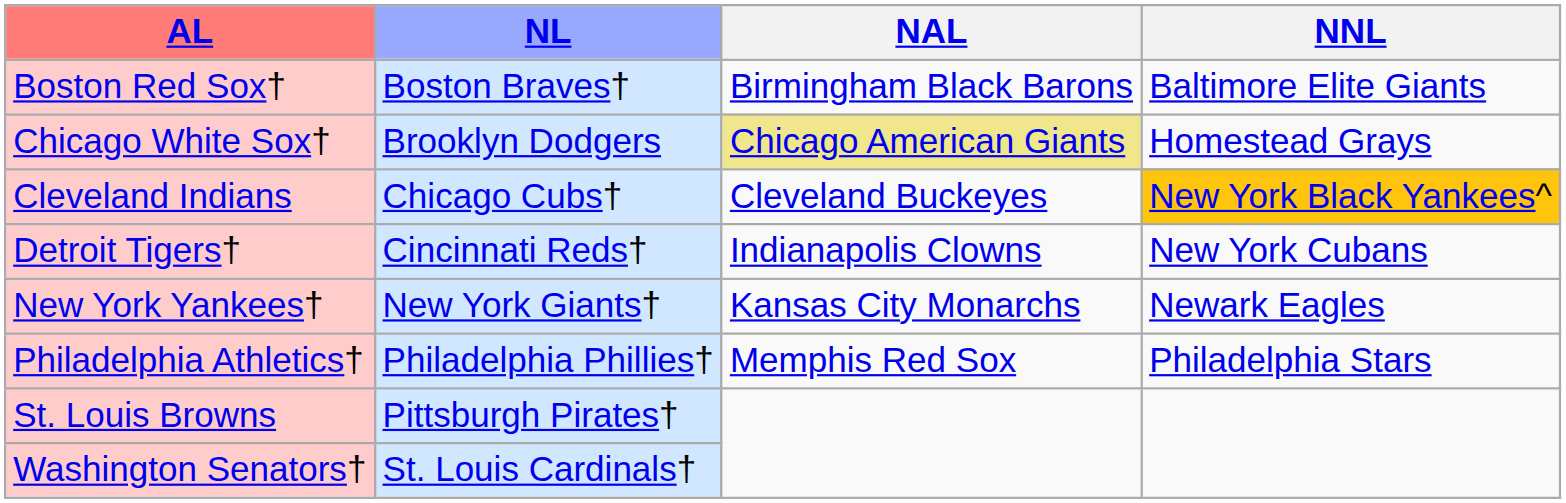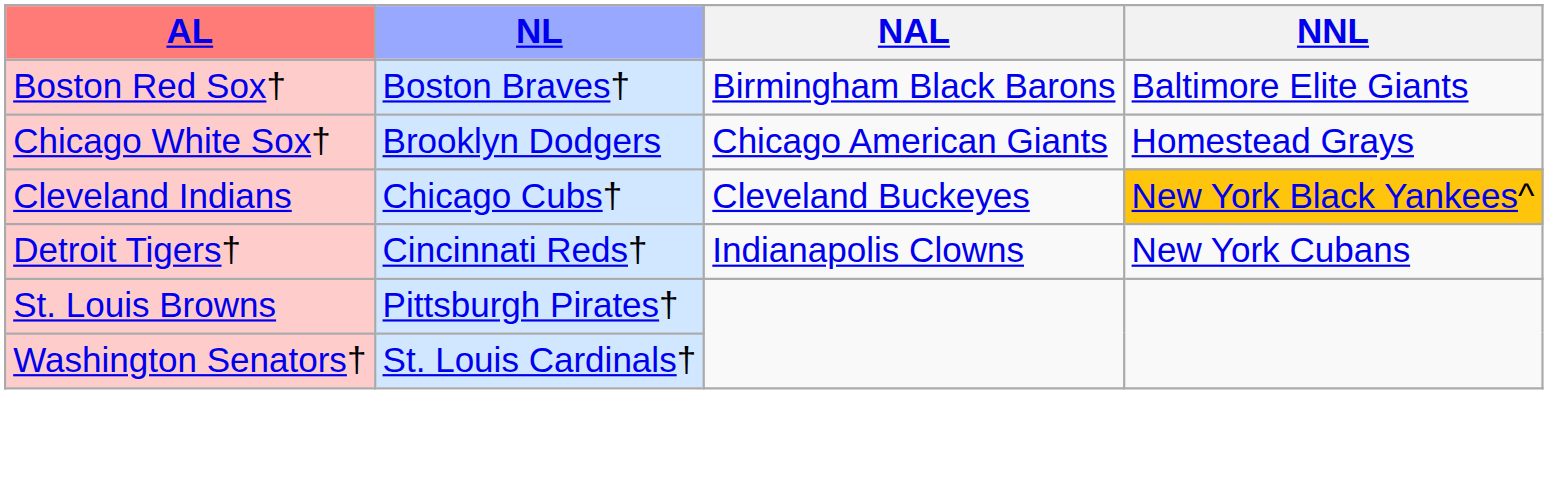(928, 141) khaki background -> (910, 141) no background
- row: (168, 305)
- row: (189, 360)
